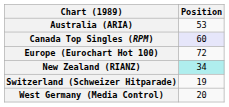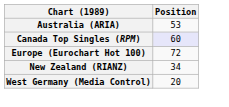(202, 67) paleturquoise background -> (176, 67) no background
- row: (92, 81)
